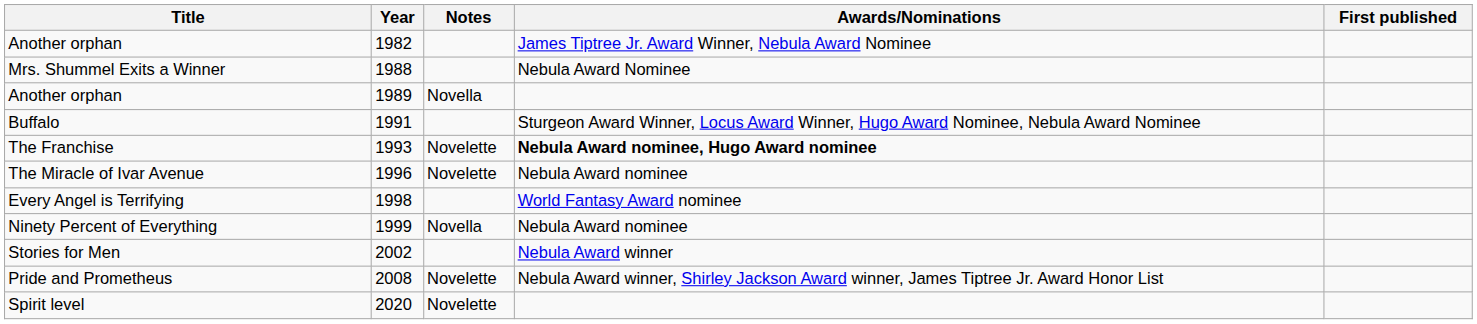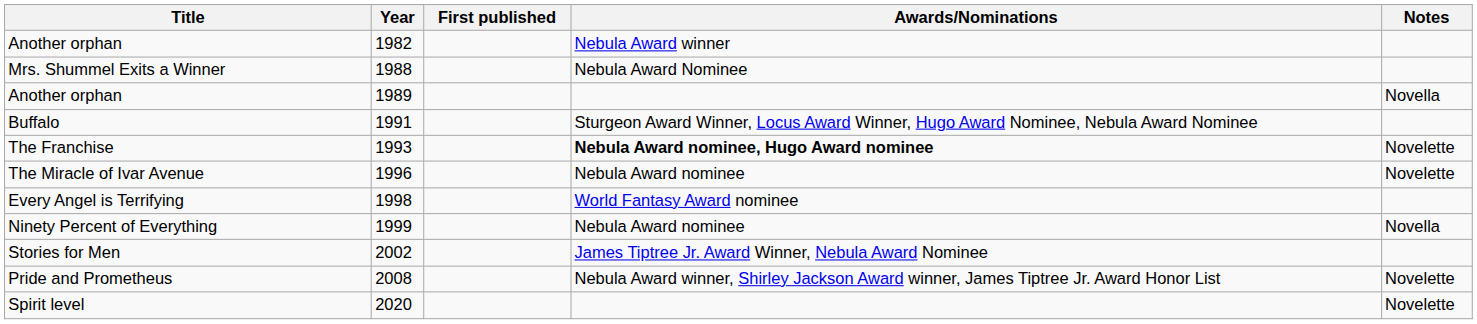columns swapped: (1398, 17) <-> (469, 17)
(724, 43) James Tiptree Jr. Award Winner, Nebula Award Nominee -> (652, 43) Nebula Award winner
(595, 252) Nebula Award winner -> (781, 252) James Tiptree Jr. Award Winner, Nebula Award Nominee
